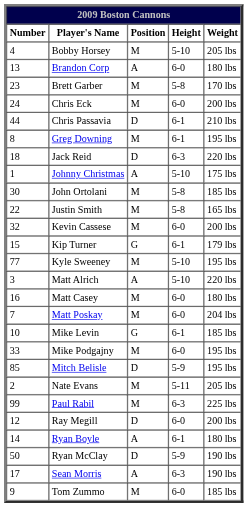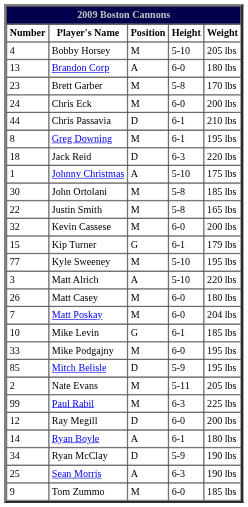(15, 297) 16 -> (15, 297) 26
(15, 456) 50 -> (15, 456) 34
(15, 474) 17 -> (15, 474) 25
